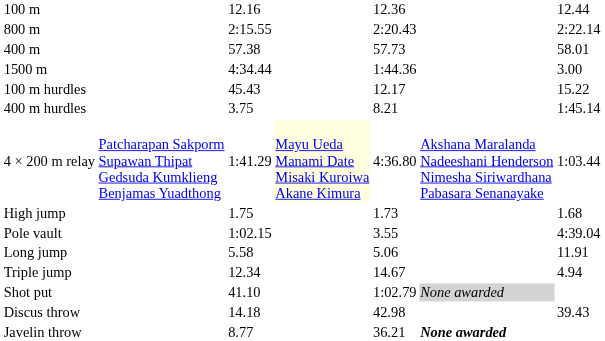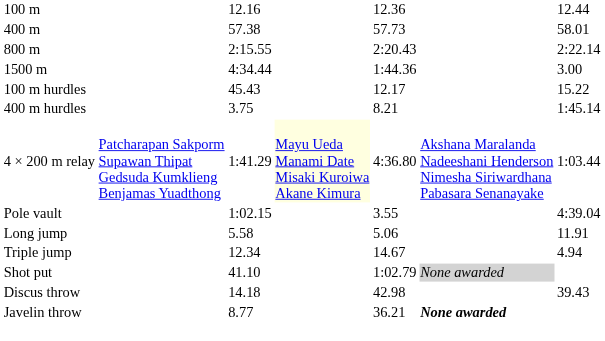rows swapped: (22, 49) <-> (22, 29)
- row: (35, 213)
